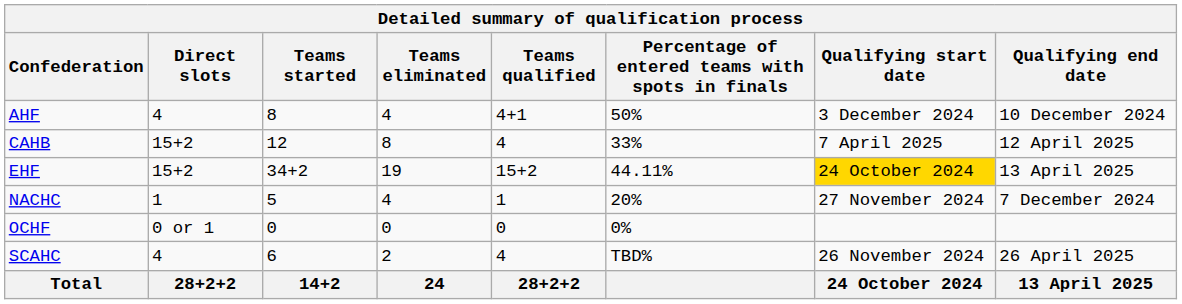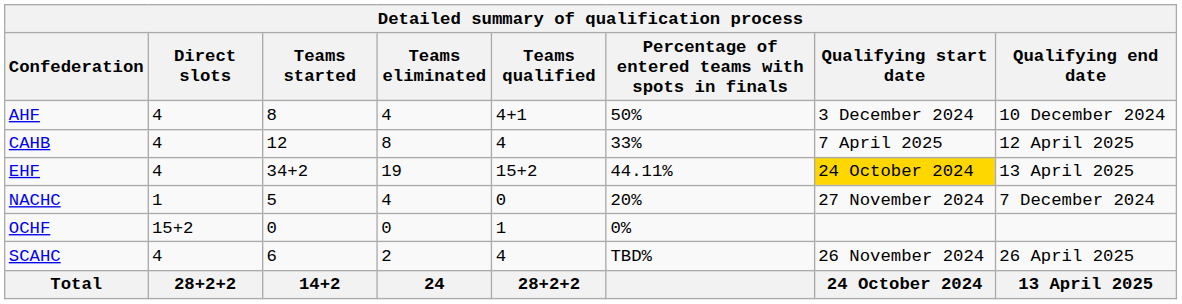(173, 143) 15+2 -> (157, 143) 4
(173, 171) 15+2 -> (157, 171) 4
(501, 200) 1 -> (501, 200) 0
(183, 228) 0 or 1 -> (173, 228) 15+2
(501, 228) 0 -> (501, 228) 1
